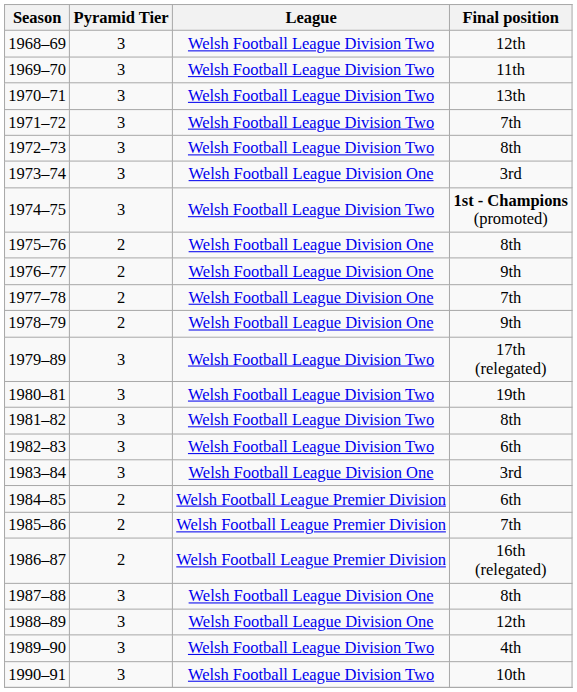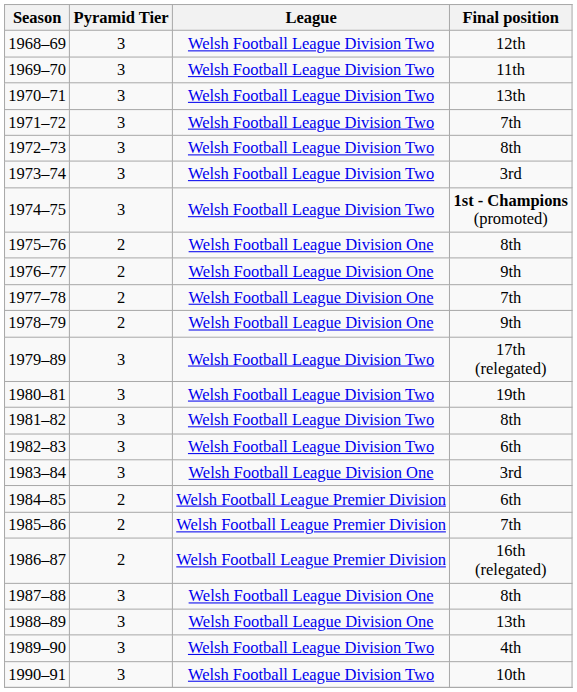(311, 174) Welsh Football League Division One -> (311, 174) Welsh Football League Division Two
(511, 622) 12th -> (511, 622) 13th
